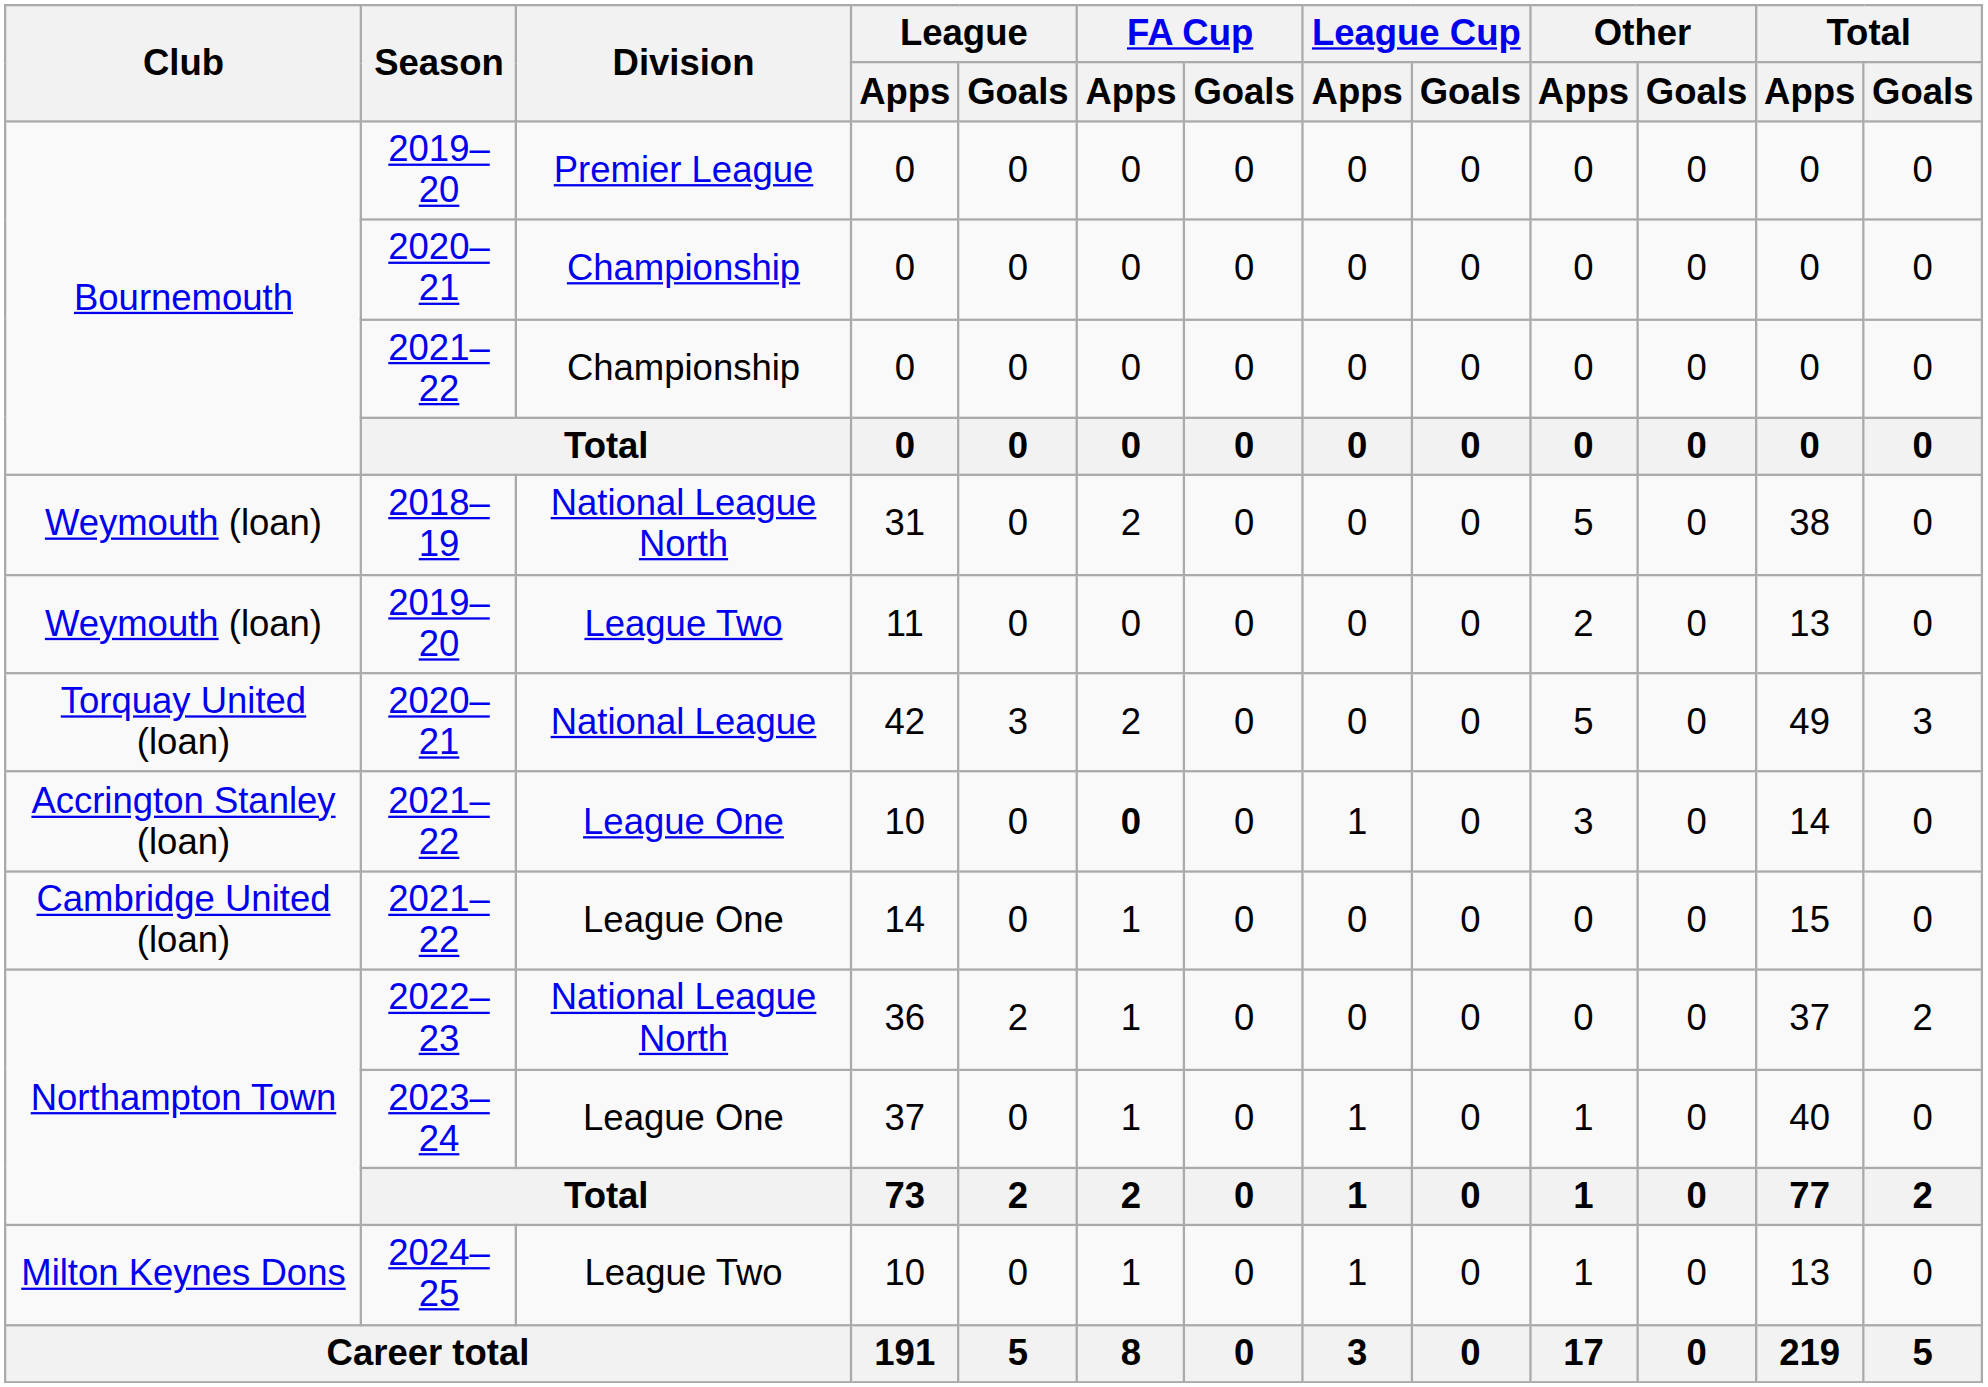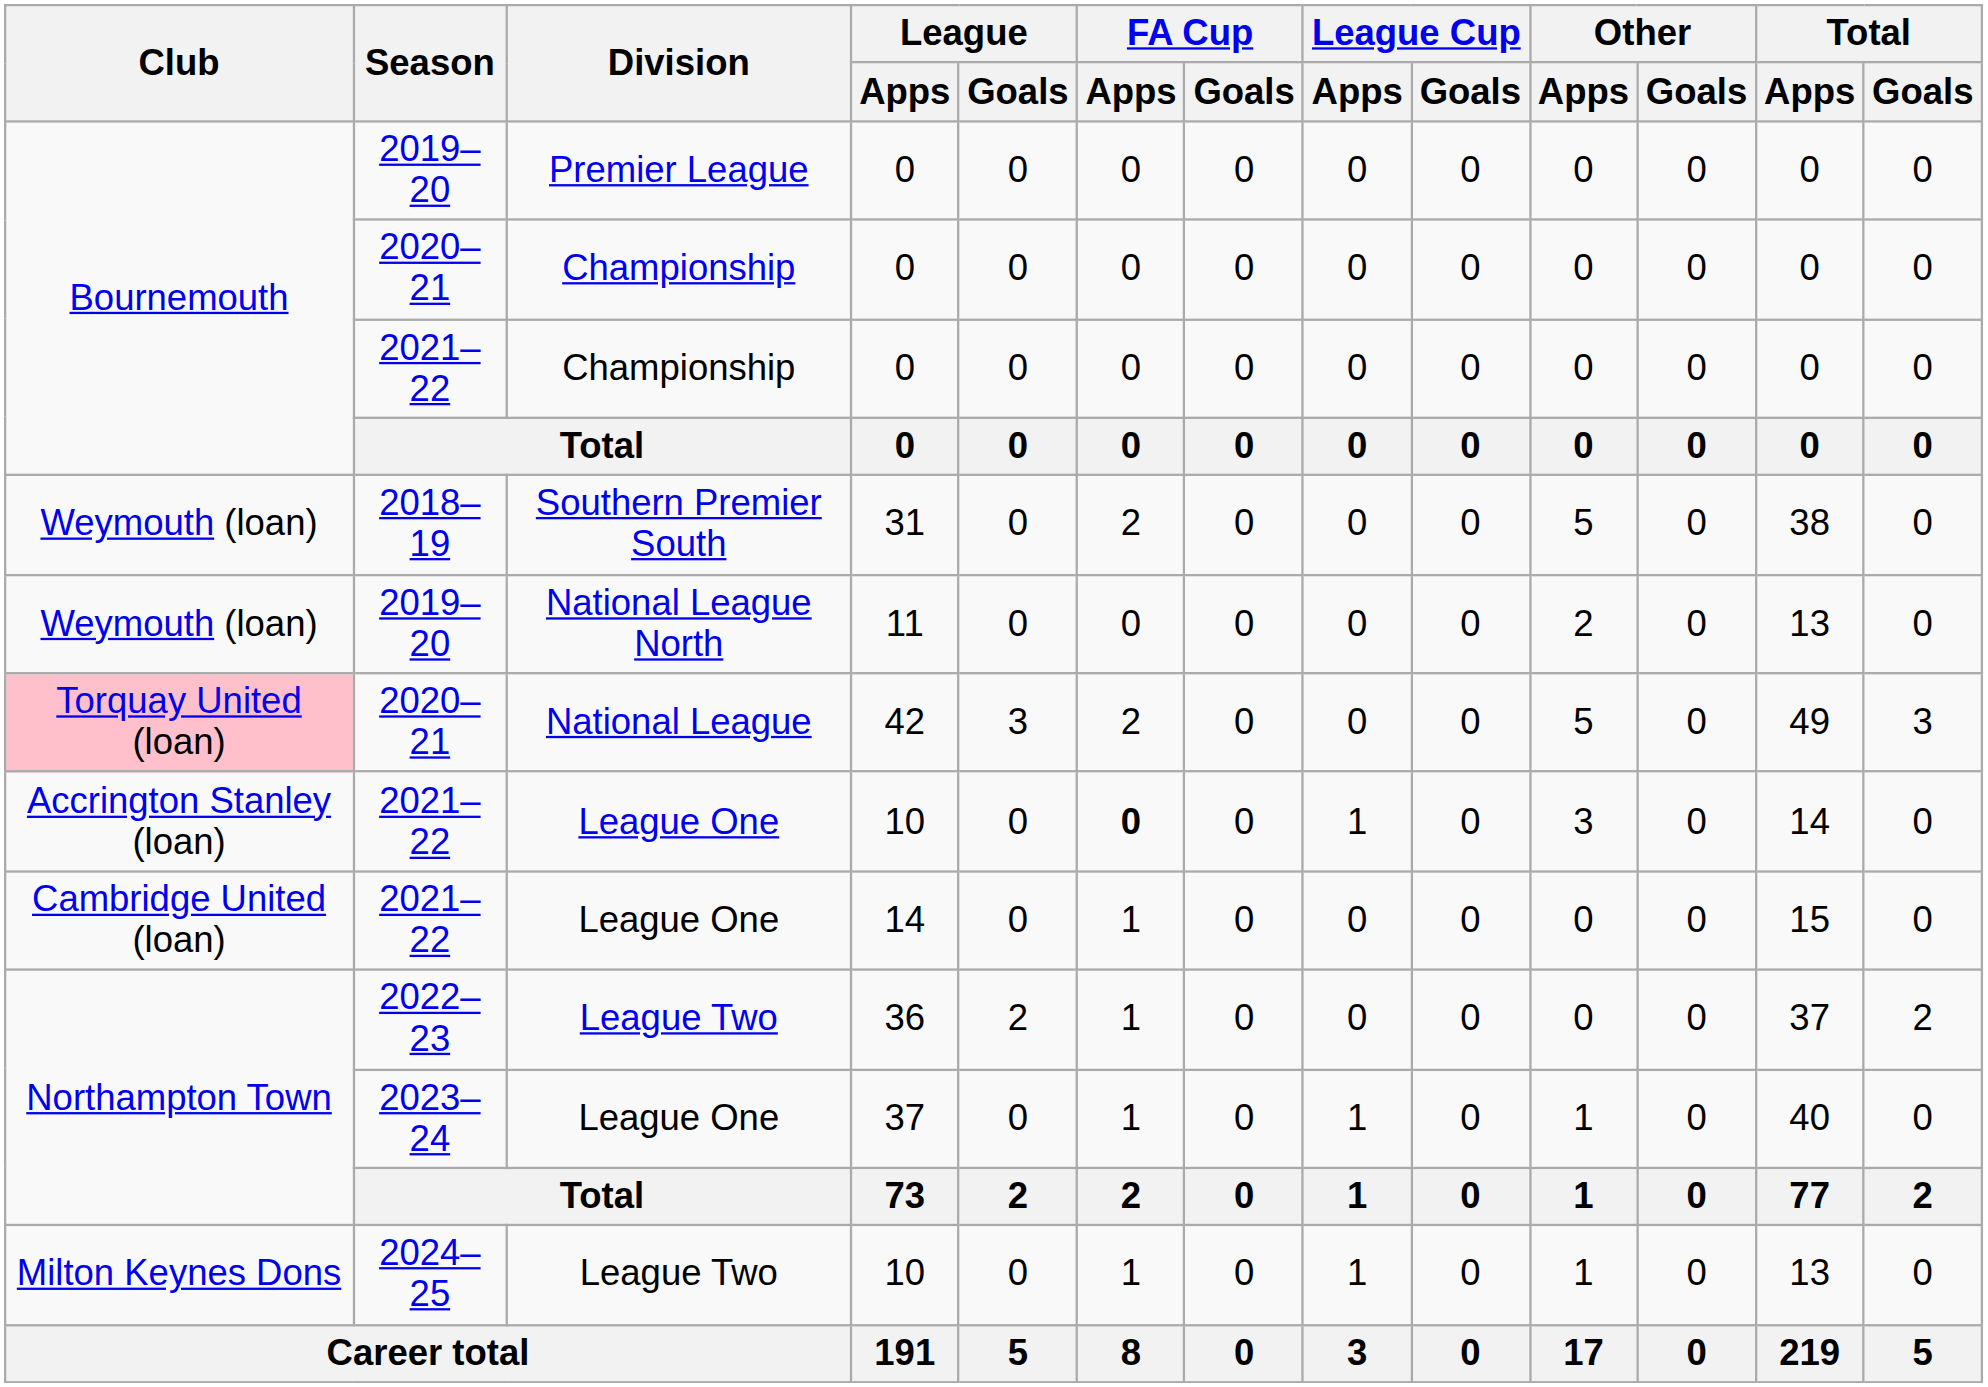(683, 524) National League North -> (679, 524) Southern Premier South
(683, 623) League Two -> (679, 623) National League North
(183, 721) no background -> (179, 721) pink background
(683, 1018) National League North -> (679, 1018) League Two
